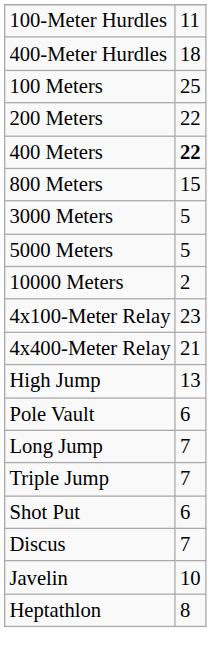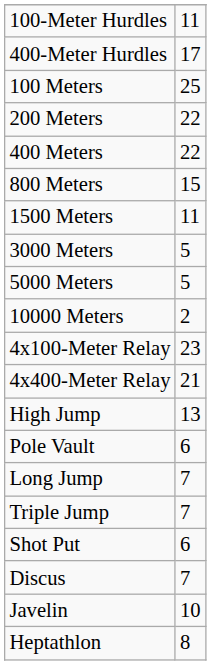(190, 53) 18 -> (190, 53) 17
(190, 151) bold -> (190, 151) normal
+ row: (61, 217)
